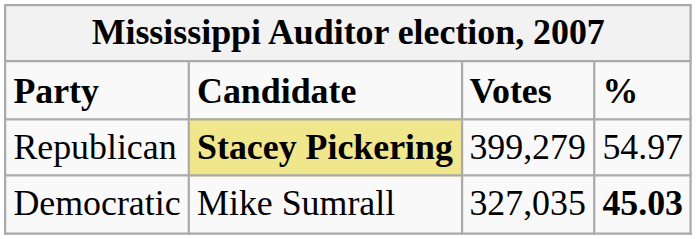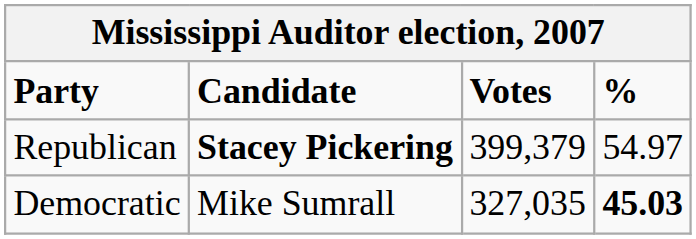(325, 146) khaki background -> (325, 146) no background
(528, 146) 399,279 -> (528, 146) 399,379
